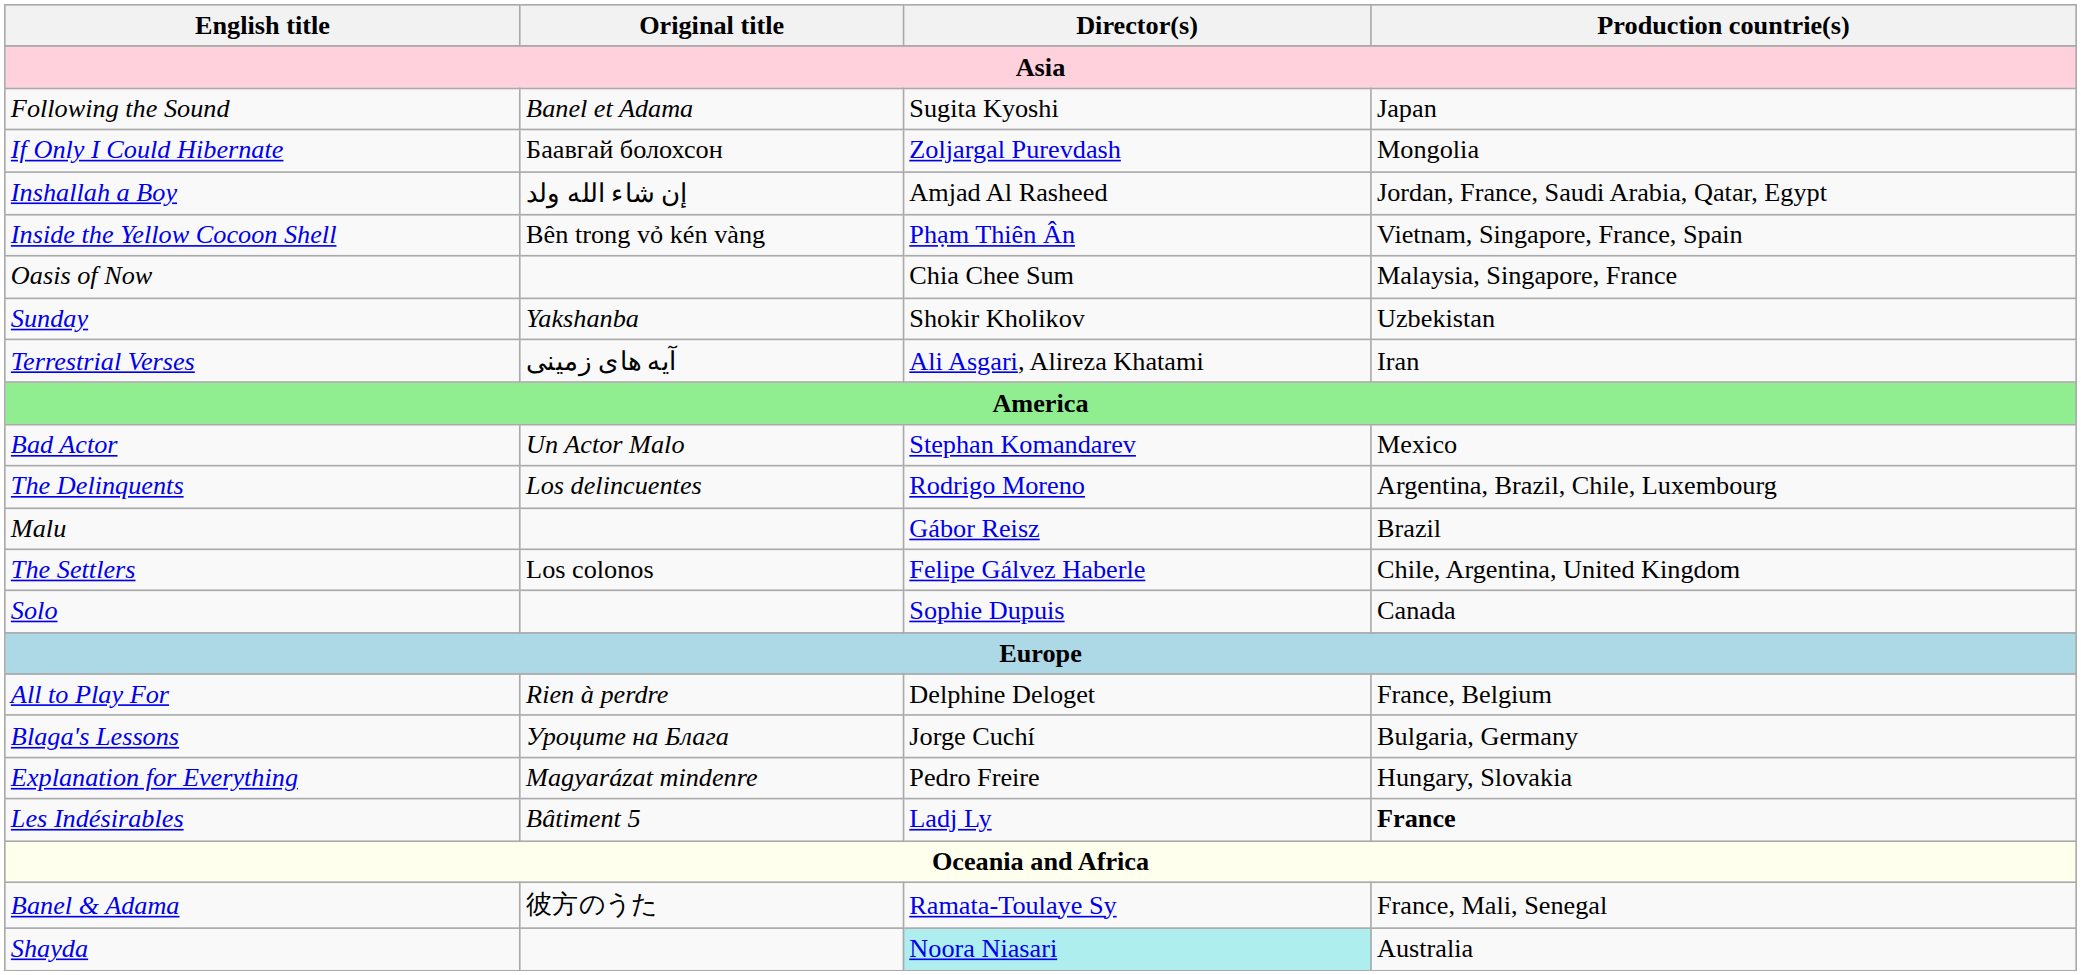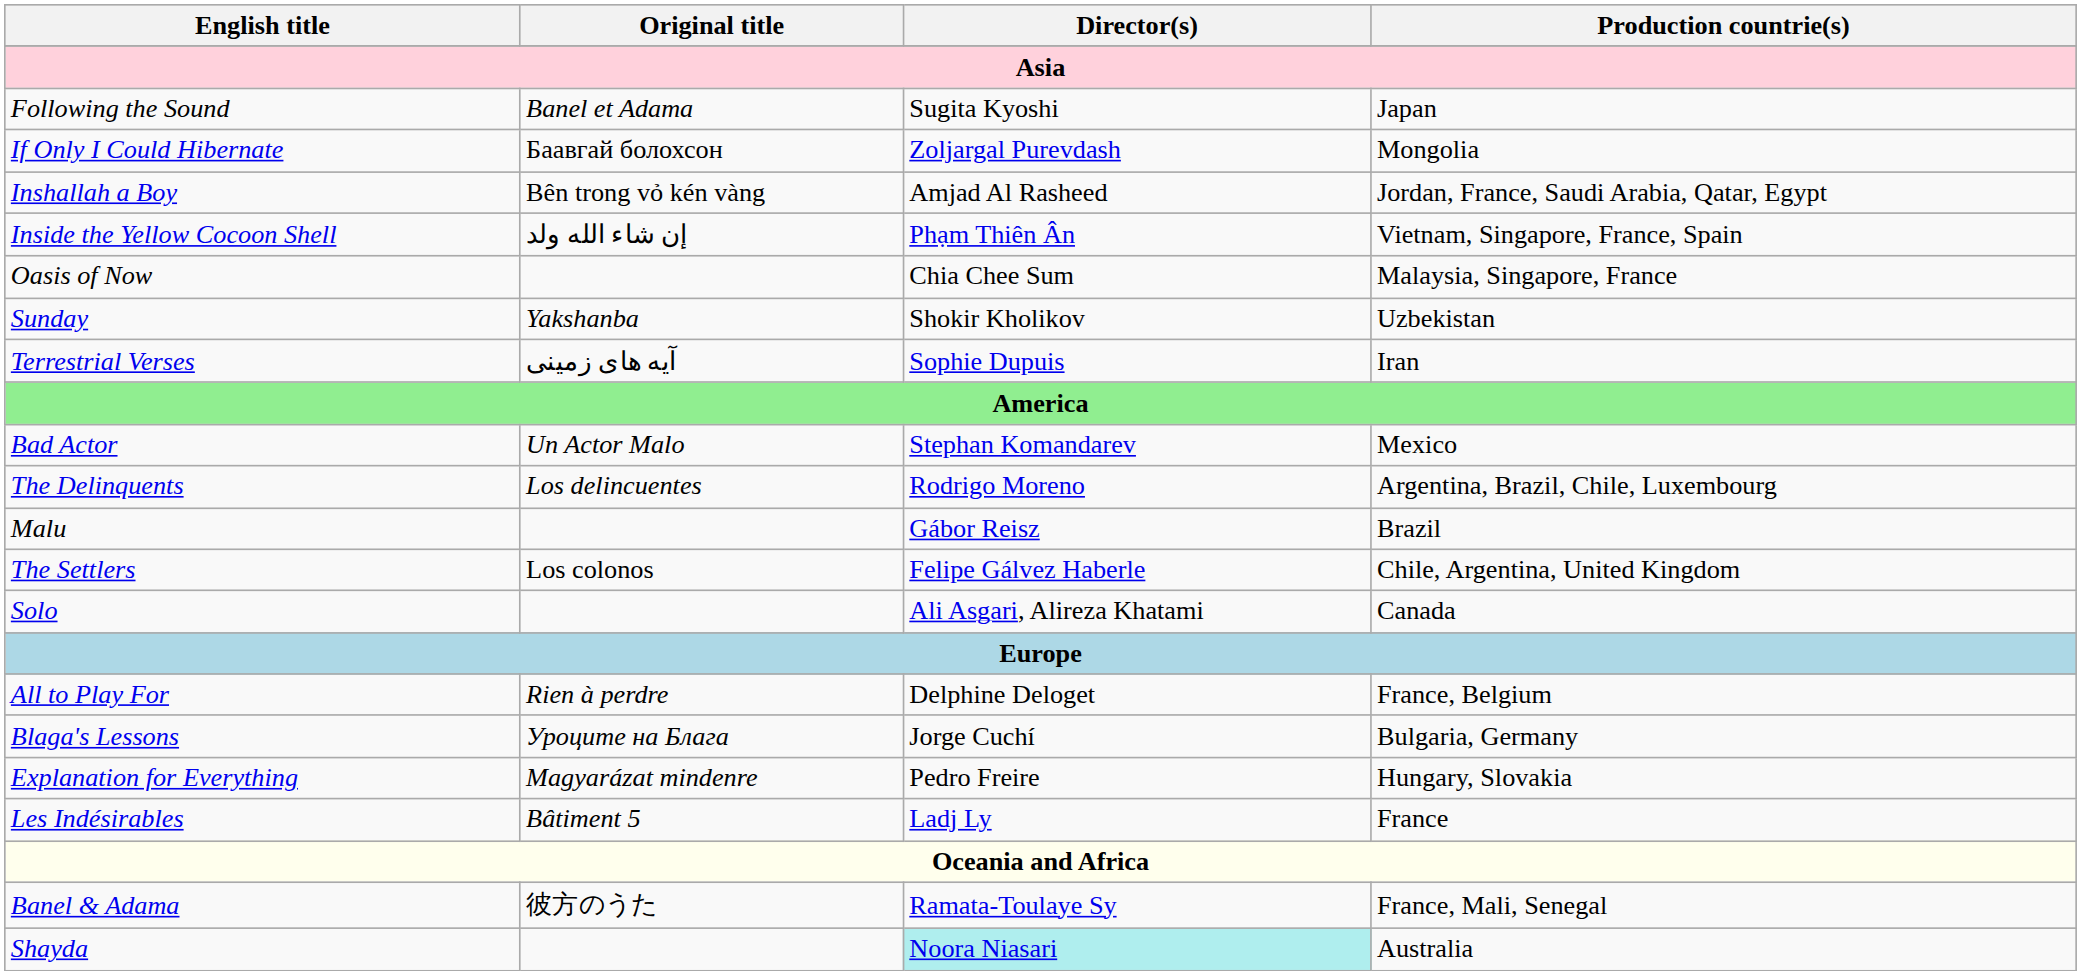(606, 193) إن شاء الله ولد -> (646, 191) Bên trong vỏ kén vàng
(646, 235) Bên trong vỏ kén vàng -> (606, 235) إن شاء الله ولد
(1057, 360) Ali Asgari, Alireza Khatami -> (987, 360) Sophie Dupuis
(987, 611) Sophie Dupuis -> (1057, 611) Ali Asgari, Alireza Khatami
(1416, 819) bold -> (1413, 819) normal
